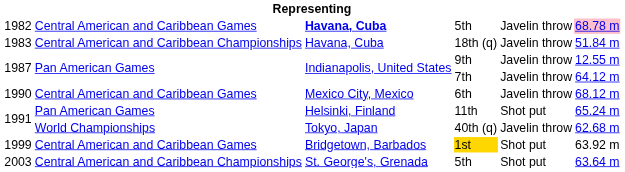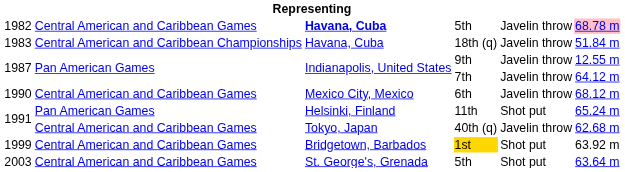(95, 127) World Championships -> (146, 127) Central American and Caribbean Games
(168, 161) Central American and Caribbean Championships -> (146, 161) Central American and Caribbean Games
